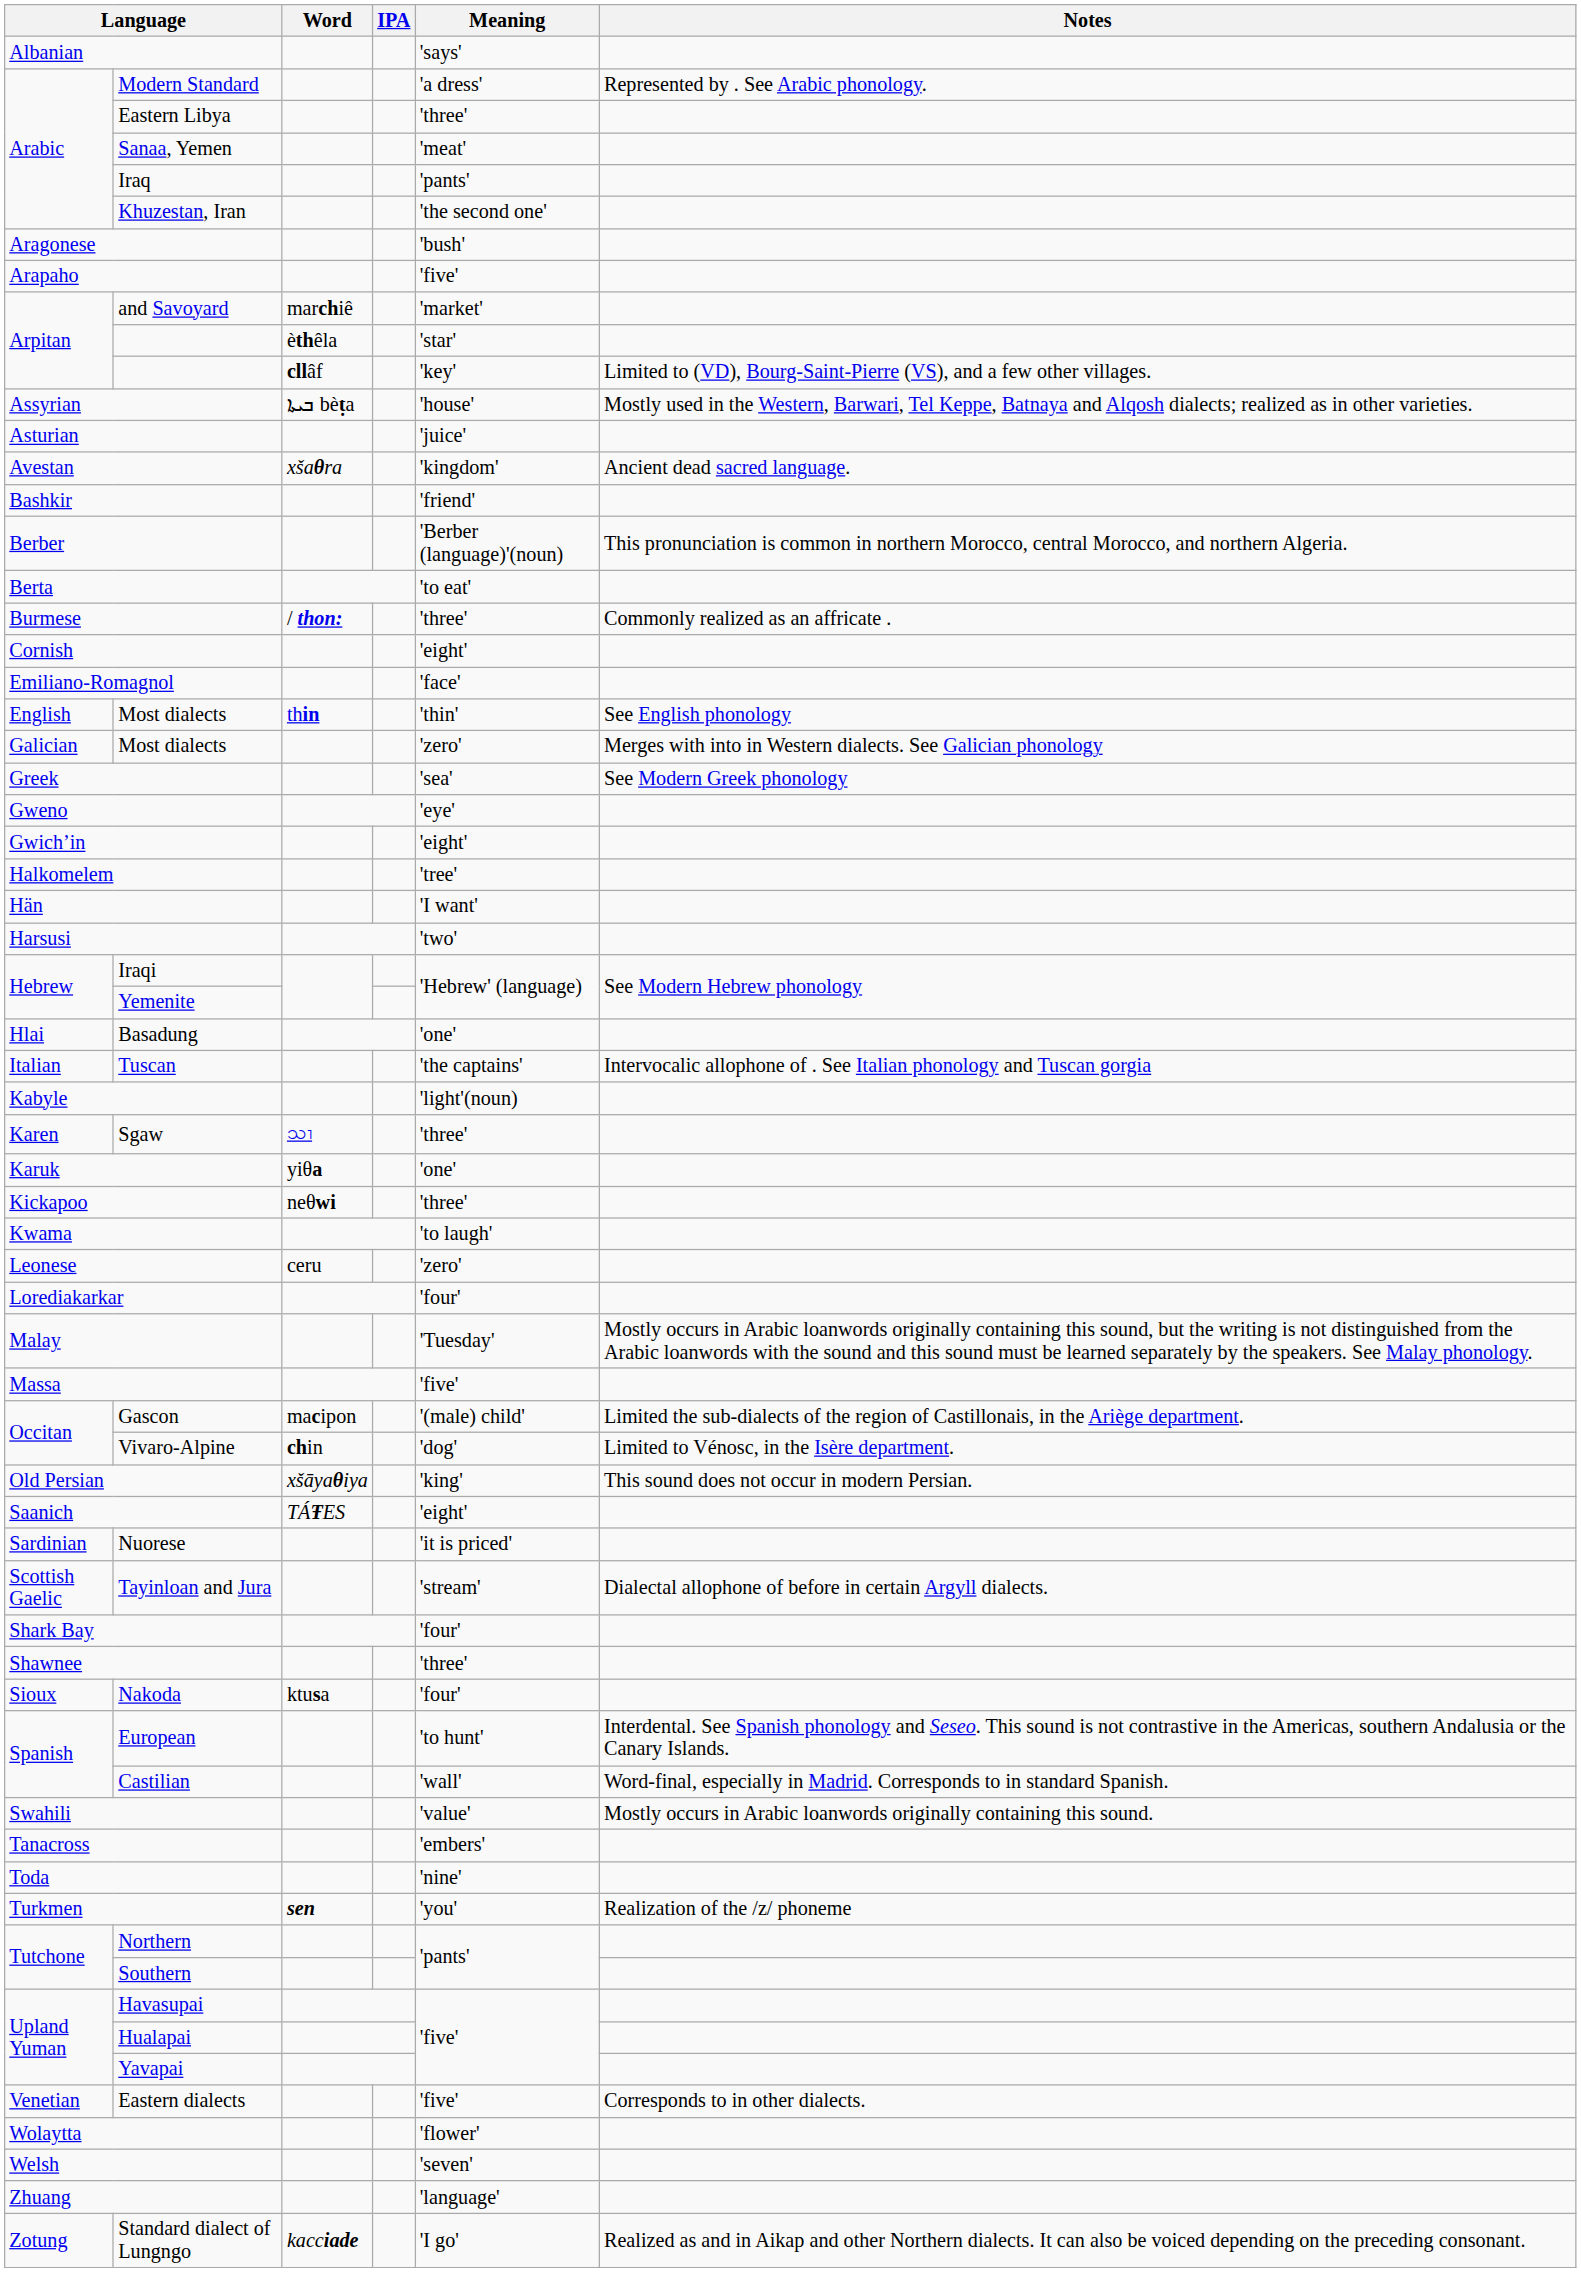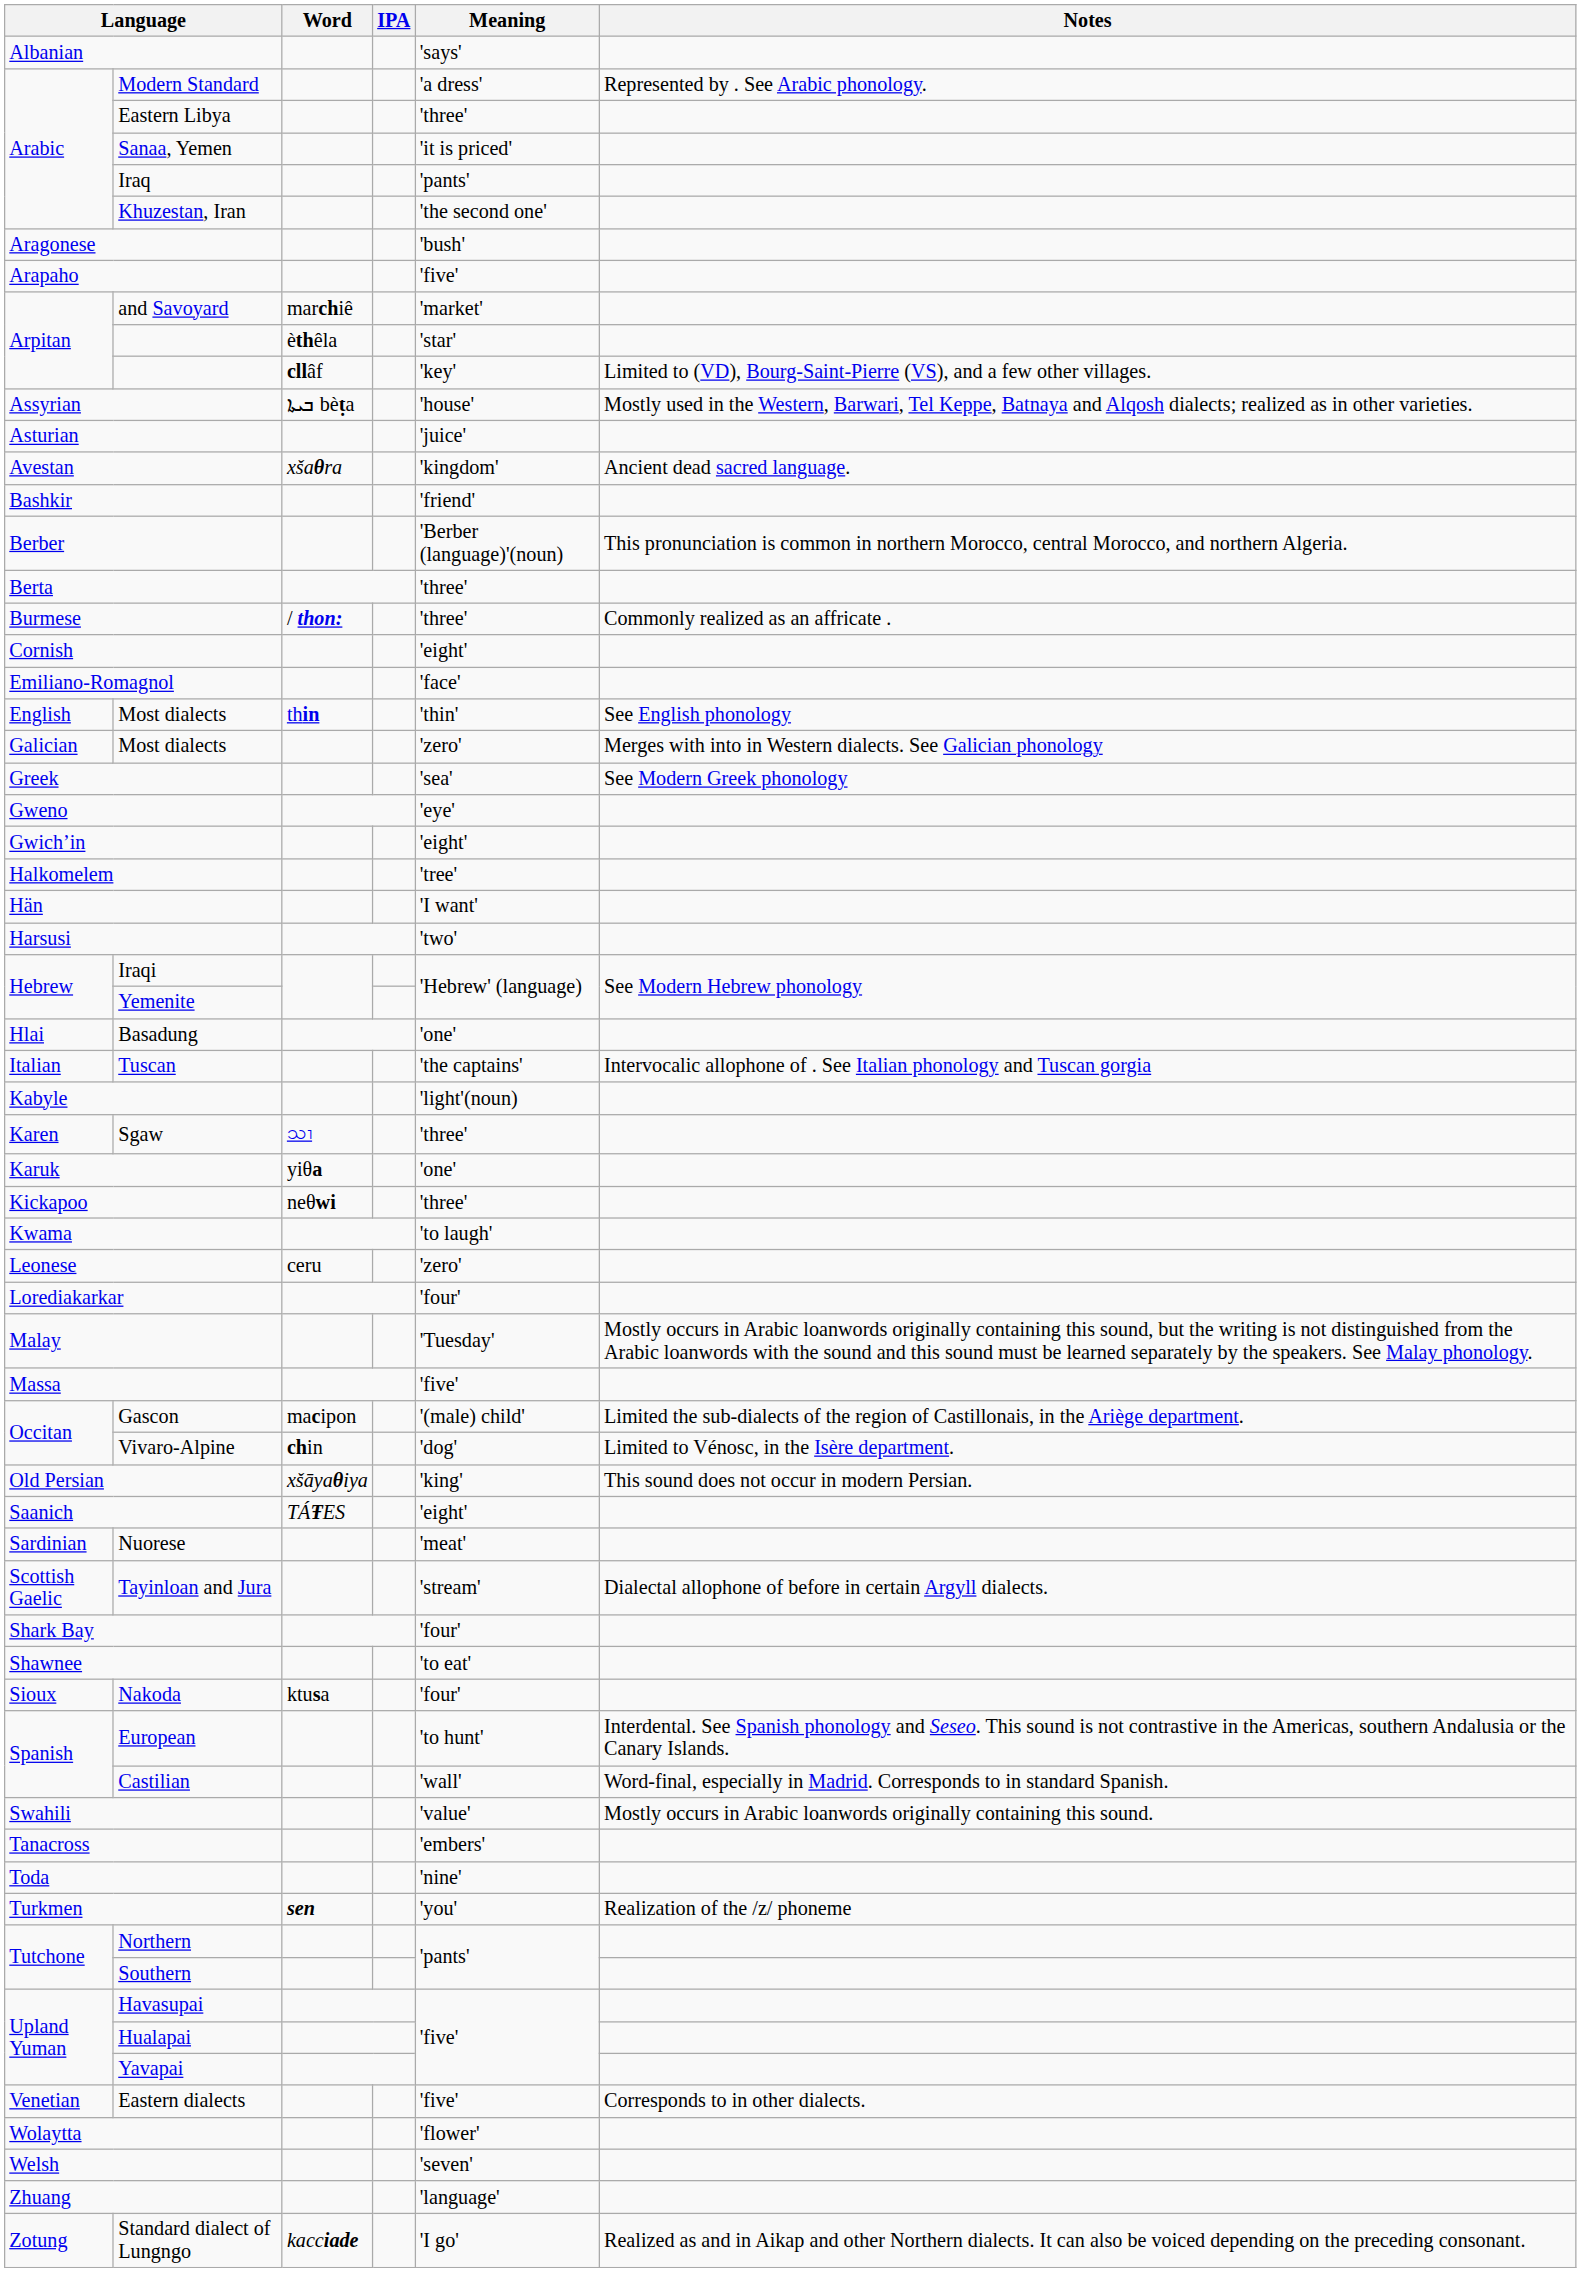(443, 148) 'meat' -> (466, 148) 'it is priced'
(445, 586) 'to eat' -> (444, 586) 'three'
(466, 1544) 'it is priced' -> (443, 1544) 'meat'
(444, 1662) 'three' -> (445, 1662) 'to eat'
